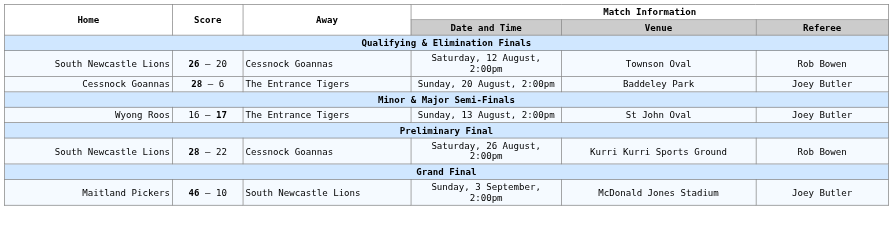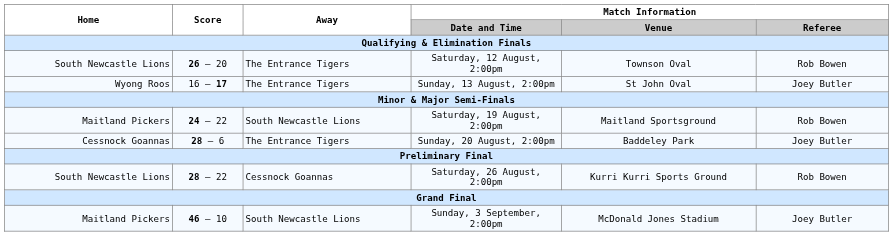(289, 64) Cessnock Goannas -> (298, 64) The Entrance Tigers
rows swapped: (486, 115) <-> (486, 84)
+ row: (486, 120)
